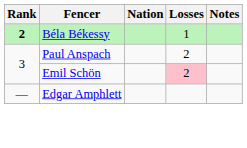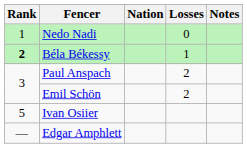+ row: (69, 34)
(186, 73) pink background -> (186, 93) no background
+ row: (70, 113)
